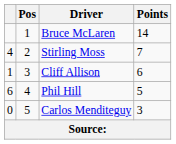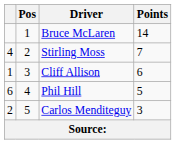(10, 110) 0 -> (10, 110) 2
